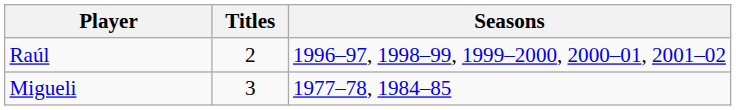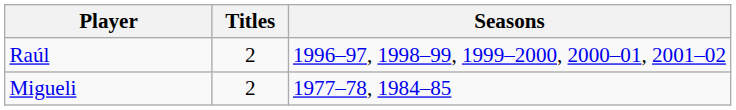(250, 88) 3 -> (250, 88) 2
